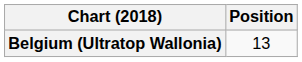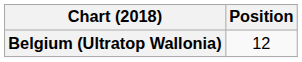(261, 43) 13 -> (261, 43) 12
